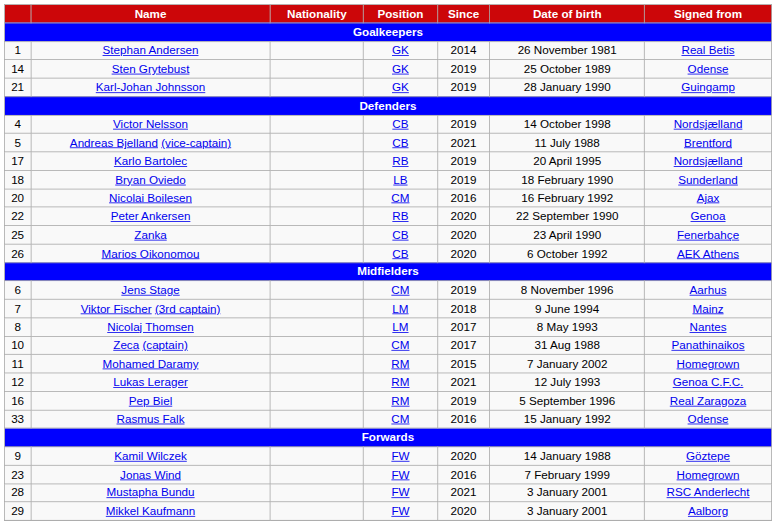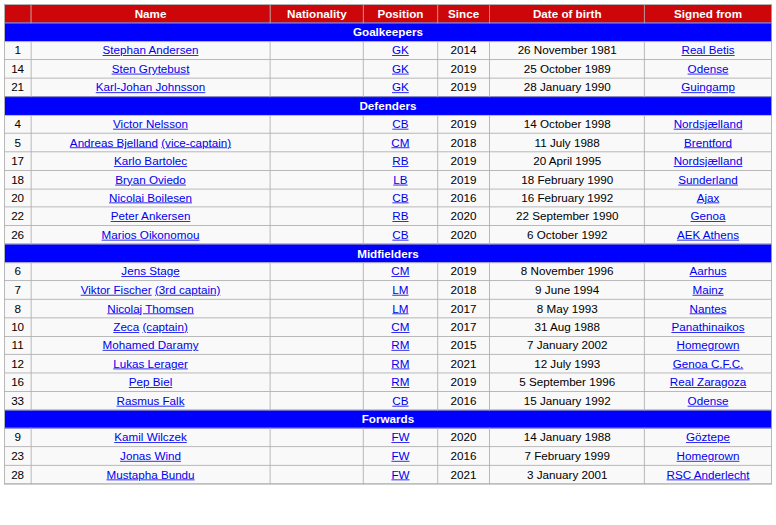(400, 143) CB -> (400, 143) CM
(464, 143) 2021 -> (464, 143) 2018
(400, 198) CM -> (400, 198) CB
- row: (151, 235)
(400, 419) CM -> (400, 401) CB
- row: (151, 512)
